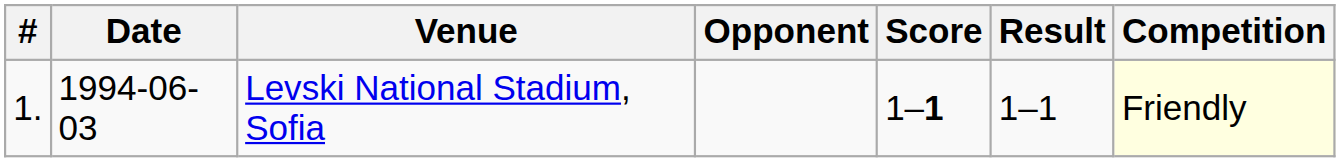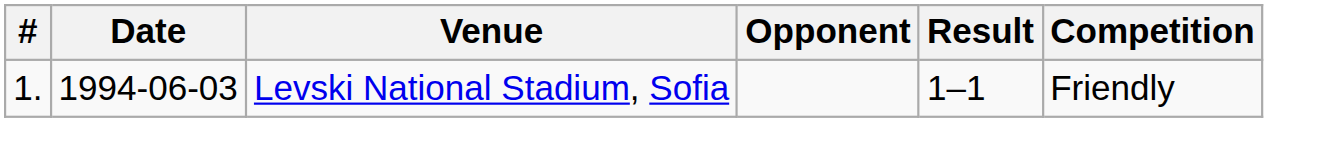- column: (934, 32)
(1184, 107) lightyellow background -> (1112, 87) no background
